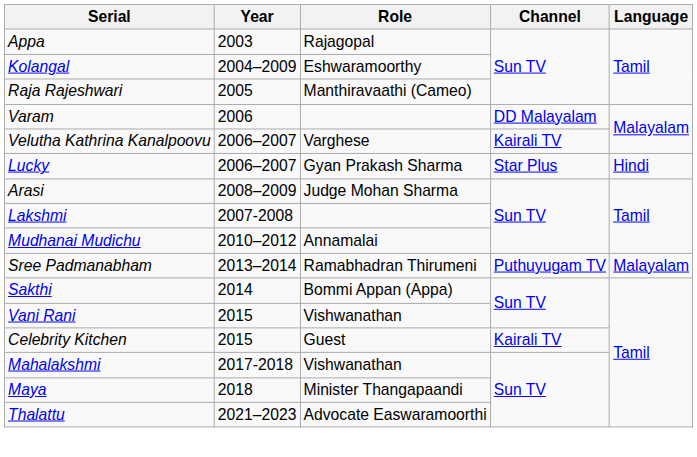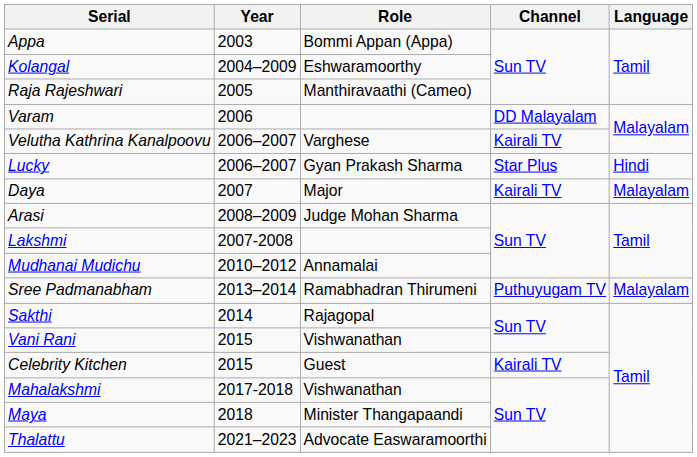(339, 41) Rajagopal -> (378, 41) Bommi Appan (Appa)
+ row: (26, 191)
(378, 290) Bommi Appan (Appa) -> (339, 315) Rajagopal
